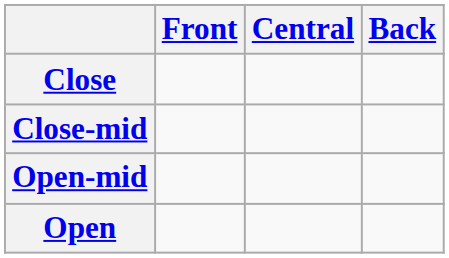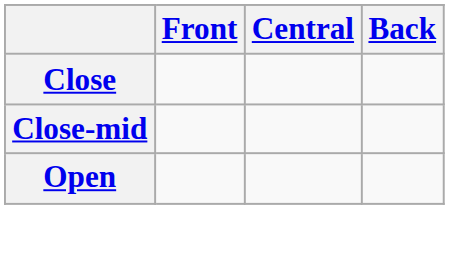- row: (80, 177)
